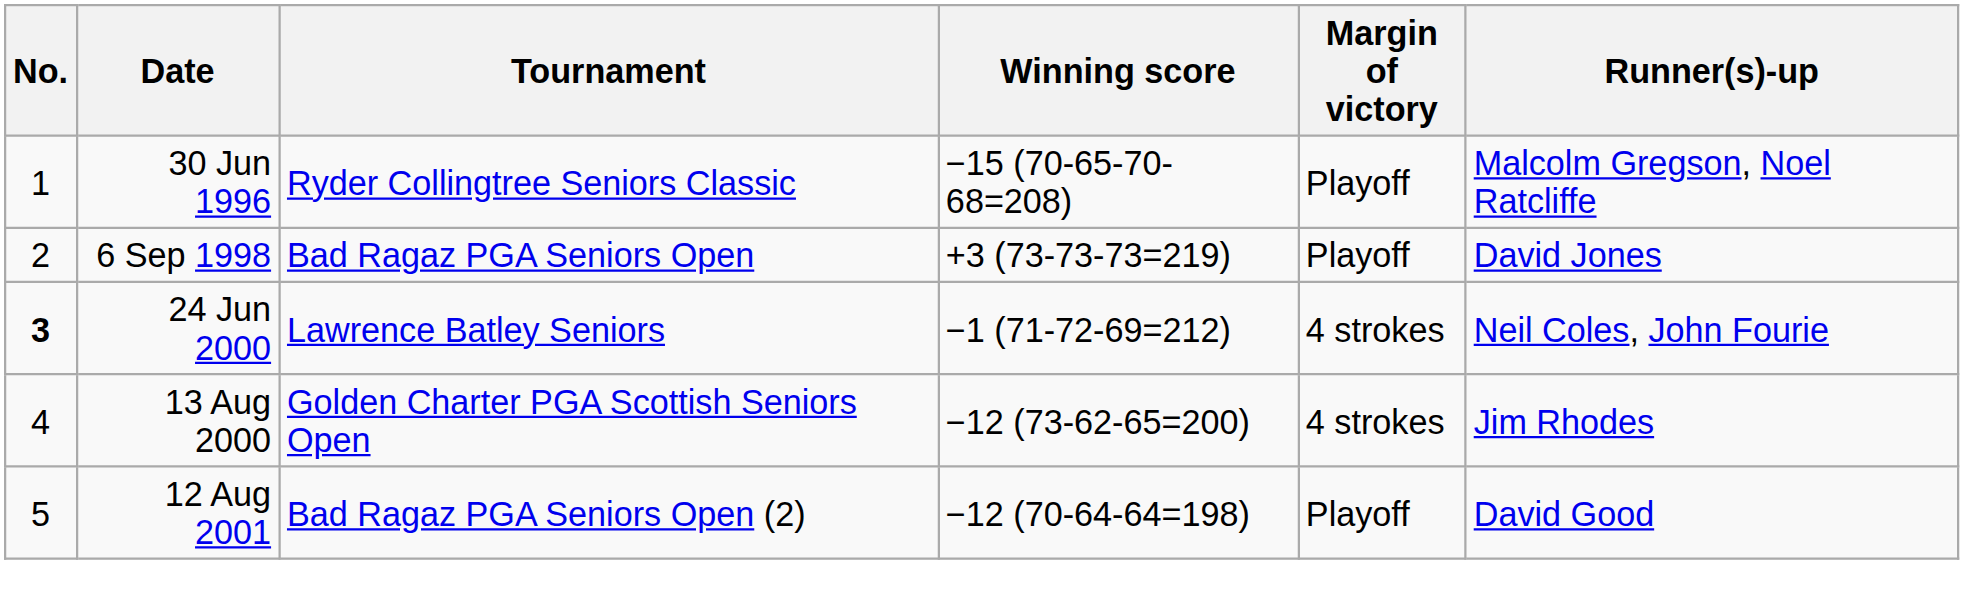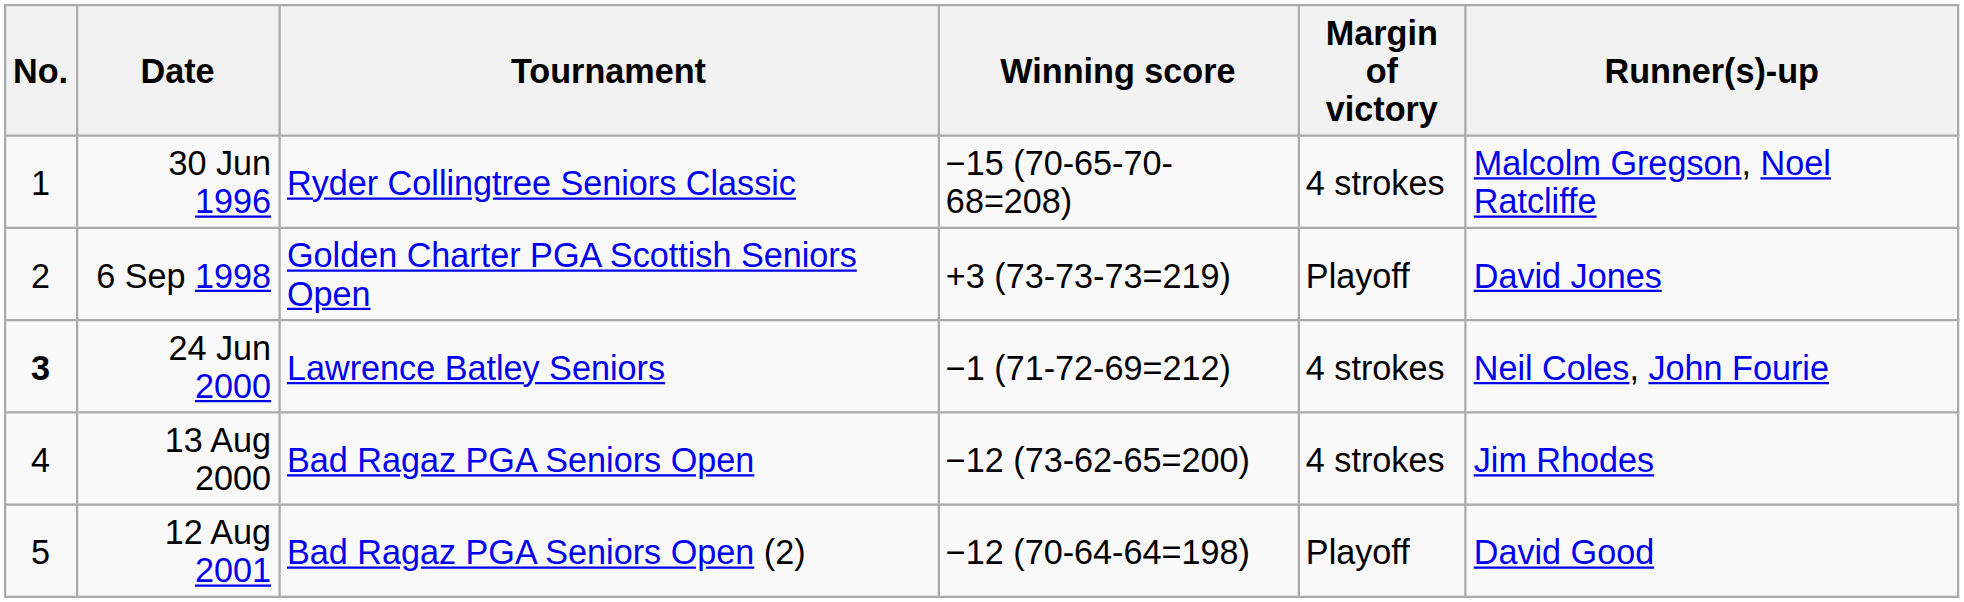(1358, 182) Playoff -> (1375, 182) 4 strokes
(521, 255) Bad Ragaz PGA Seniors Open -> (572, 275) Golden Charter PGA Scottish Seniors Open
(572, 421) Golden Charter PGA Scottish Seniors Open -> (521, 459) Bad Ragaz PGA Seniors Open
